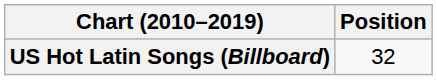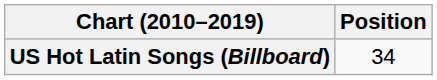(383, 56) 32 -> (383, 56) 34
